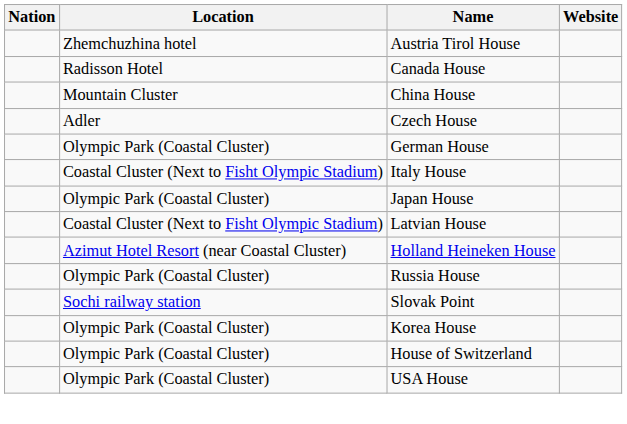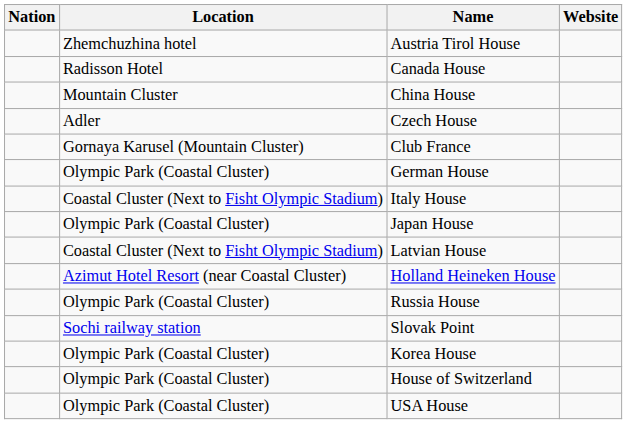+ row: (431, 146)
